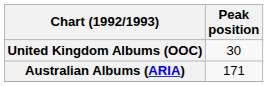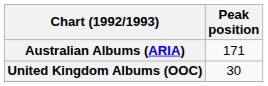rows swapped: (105, 71) <-> (105, 50)
